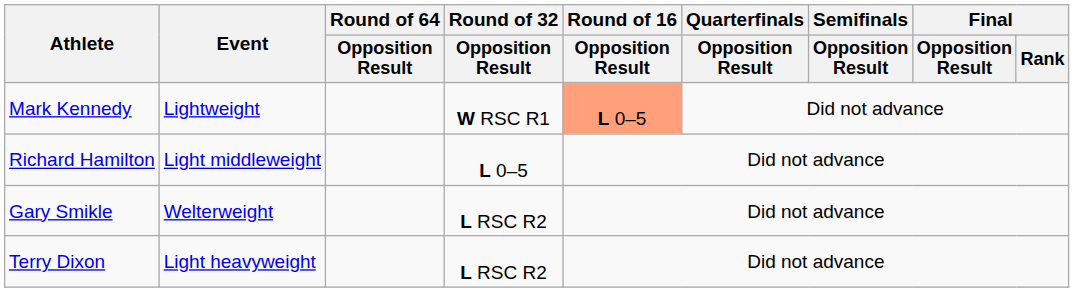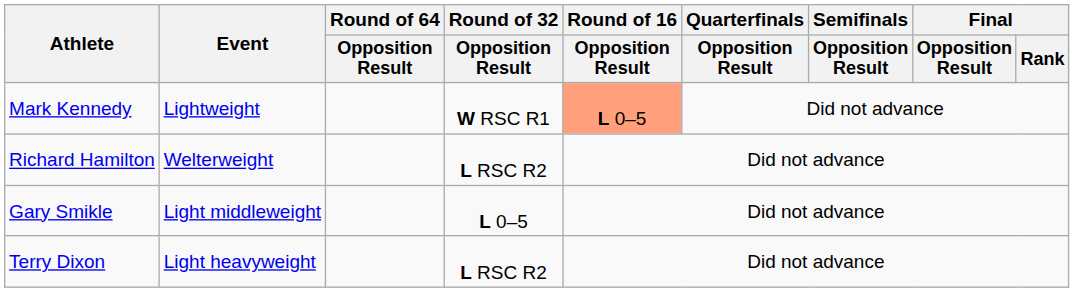(242, 160) Light middleweight -> (218, 160) Welterweight
(503, 171) L 0–5 -> (504, 171) L RSC R2
(218, 211) Welterweight -> (242, 211) Light middleweight
(504, 222) L RSC R2 -> (503, 222) L 0–5
